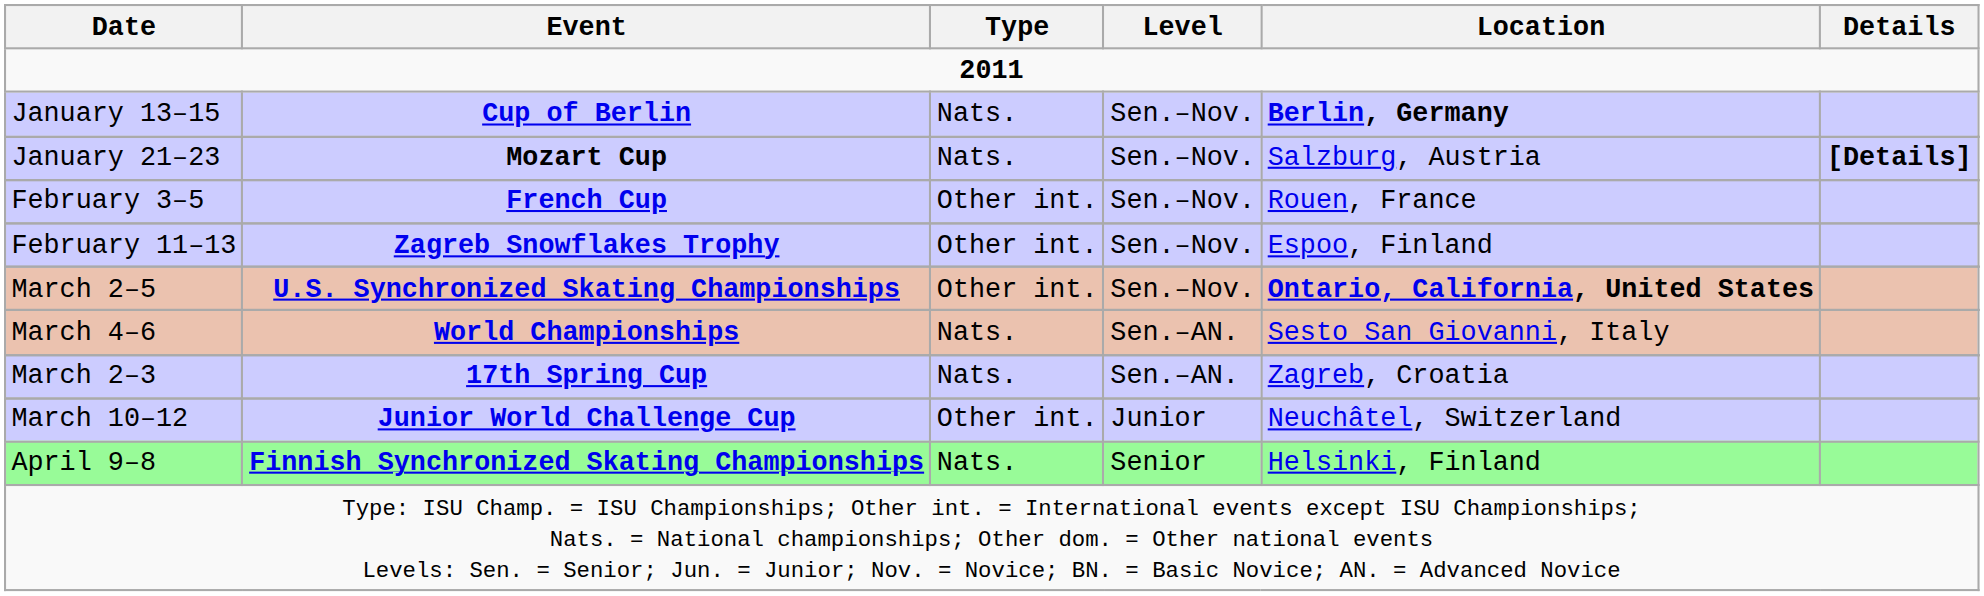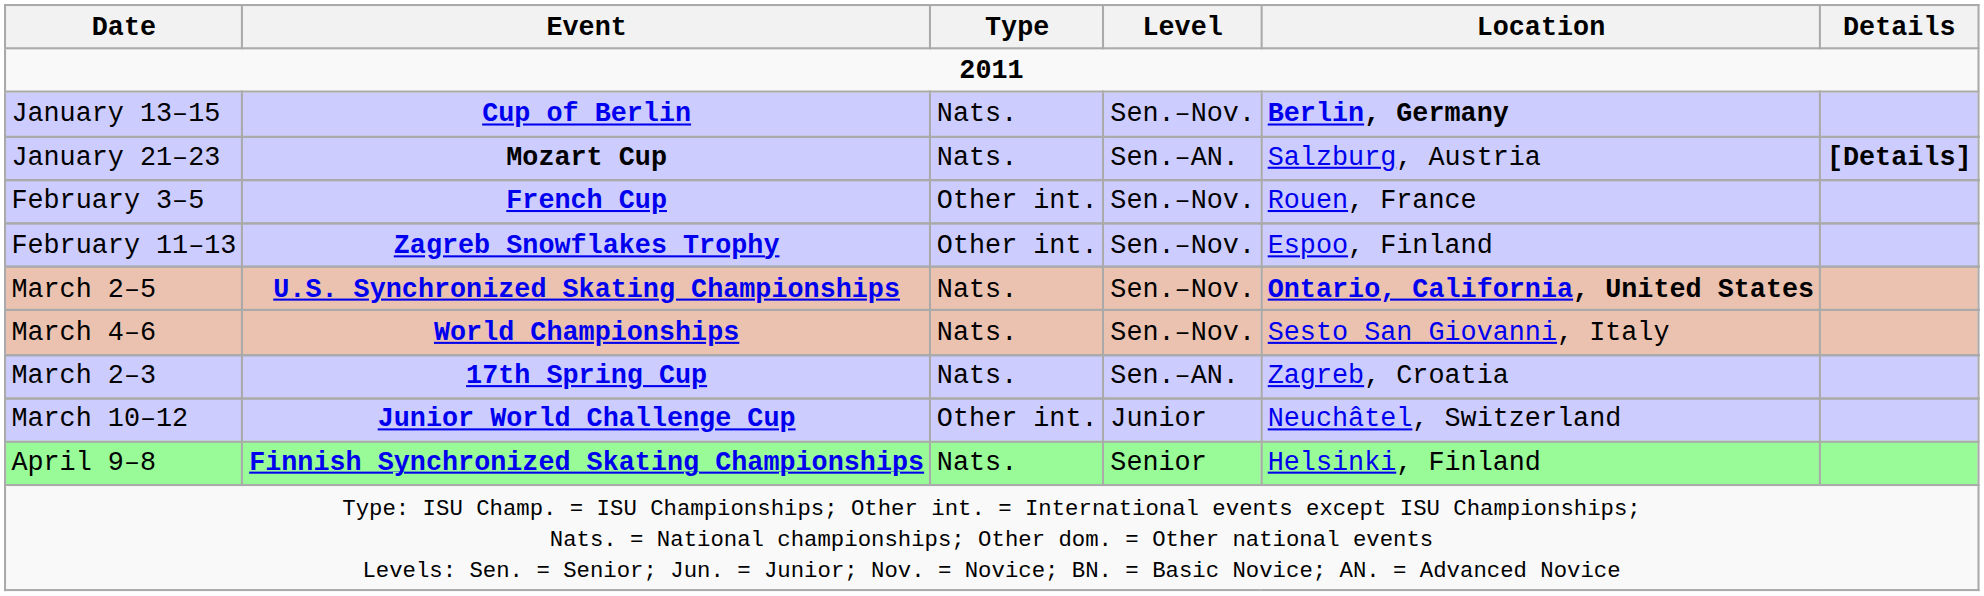(1183, 158) Sen.–Nov. -> (1175, 158) Sen.–AN.
(1017, 289) Other int. -> (977, 289) Nats.
(1175, 332) Sen.–AN. -> (1183, 332) Sen.–Nov.
